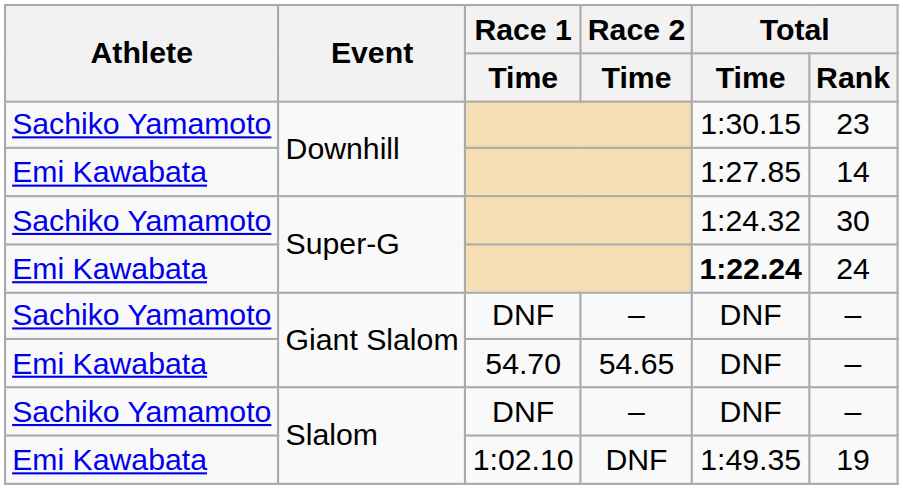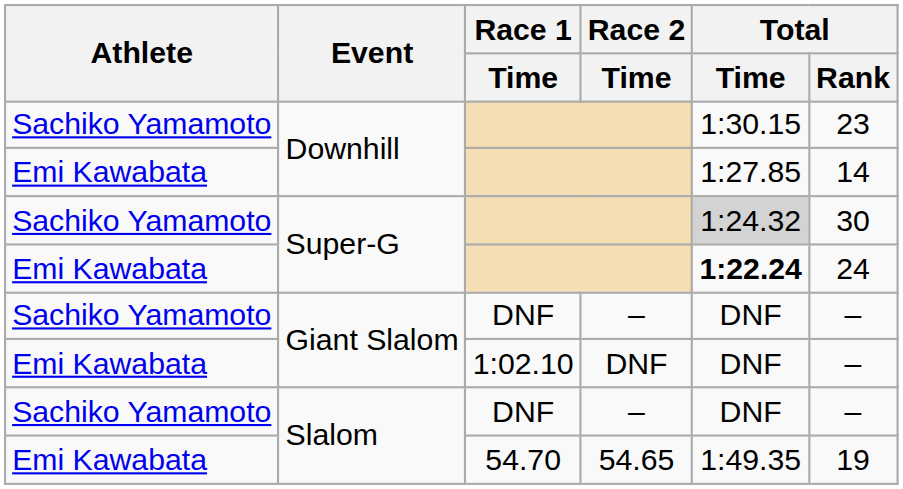(751, 220) no background -> (751, 220) lightgrey background
(523, 364) 54.70 -> (523, 364) 1:02.10
(636, 364) 54.65 -> (636, 364) DNF
(523, 459) 1:02.10 -> (523, 459) 54.70
(636, 459) DNF -> (636, 459) 54.65
